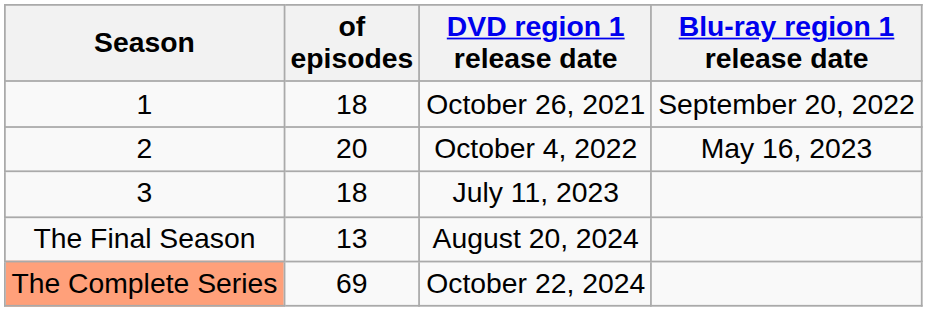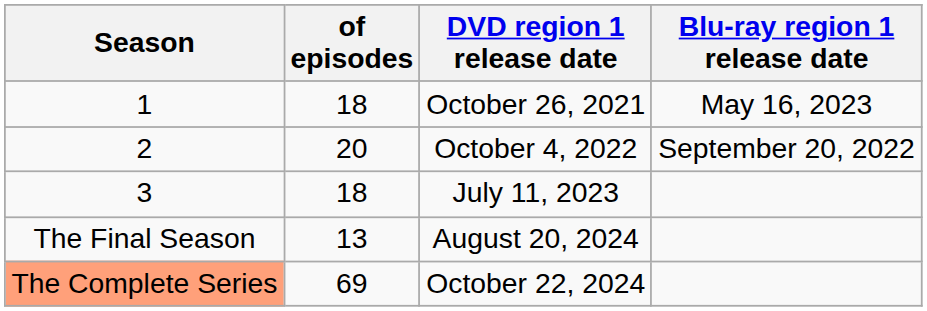(787, 103) September 20, 2022 -> (787, 103) May 16, 2023
(787, 148) May 16, 2023 -> (787, 148) September 20, 2022
